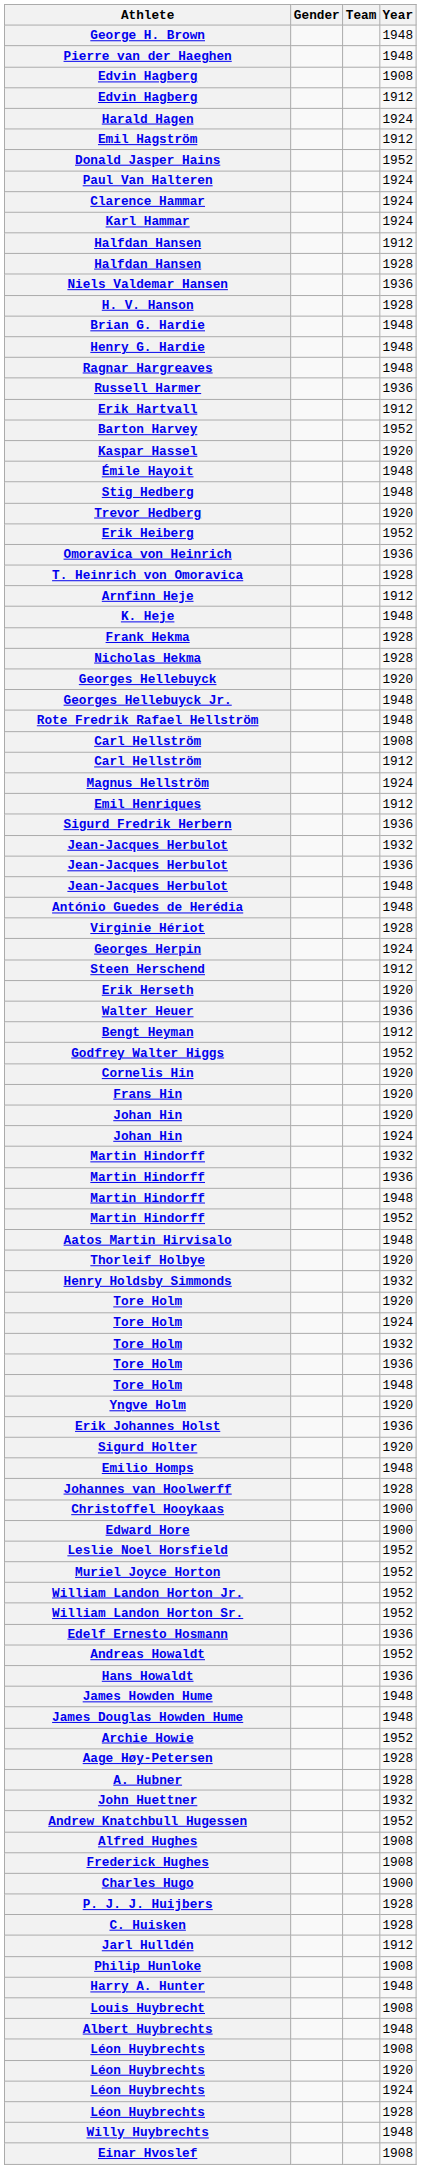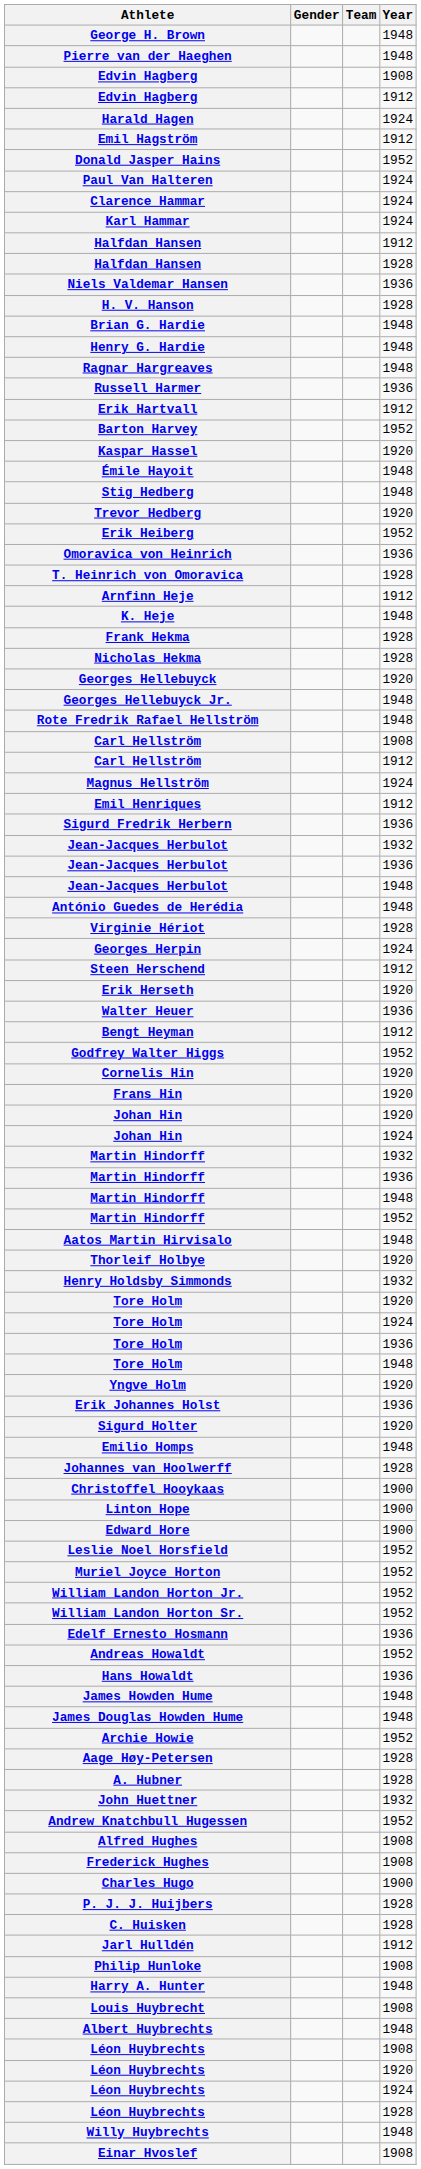- row: (148, 1344)
+ row: (148, 1510)
